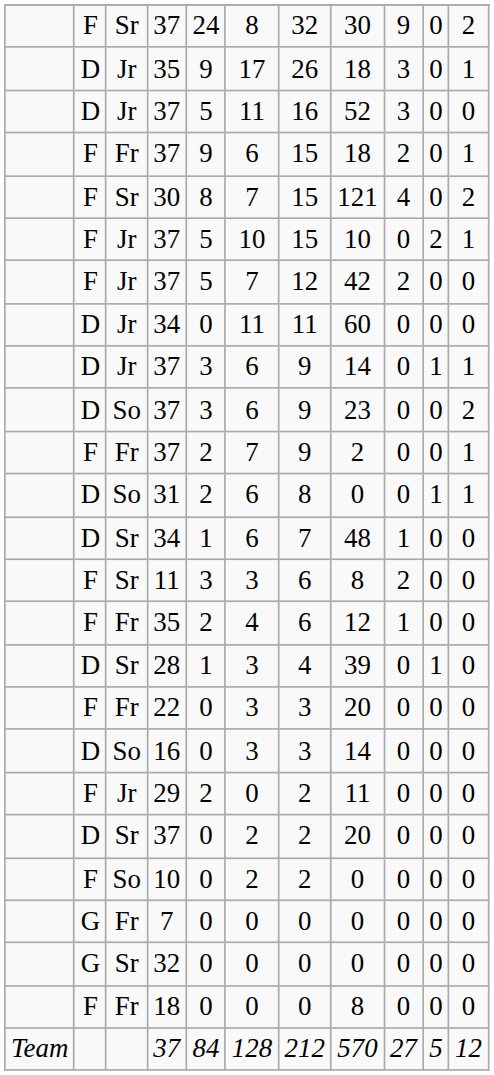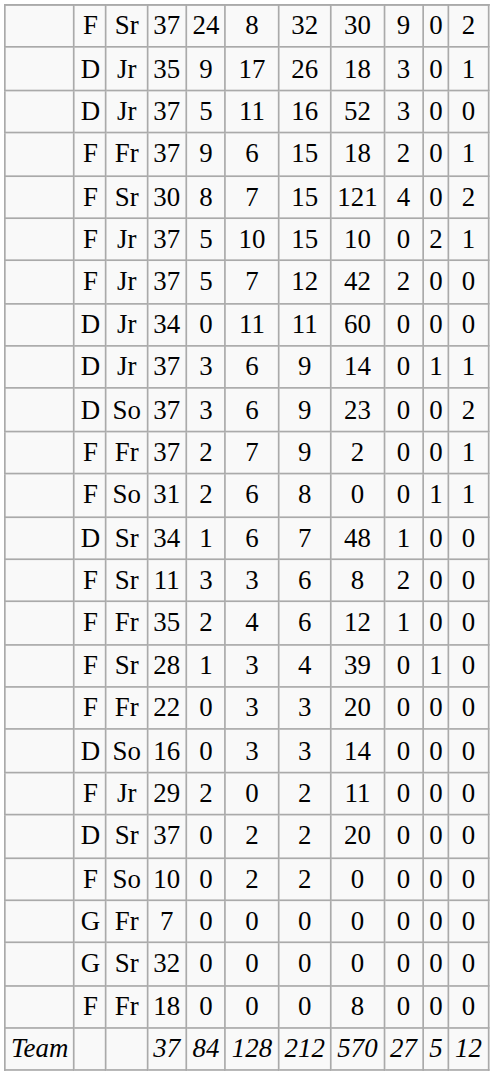(90, 494) D -> (90, 494) F
(90, 665) D -> (90, 665) F
